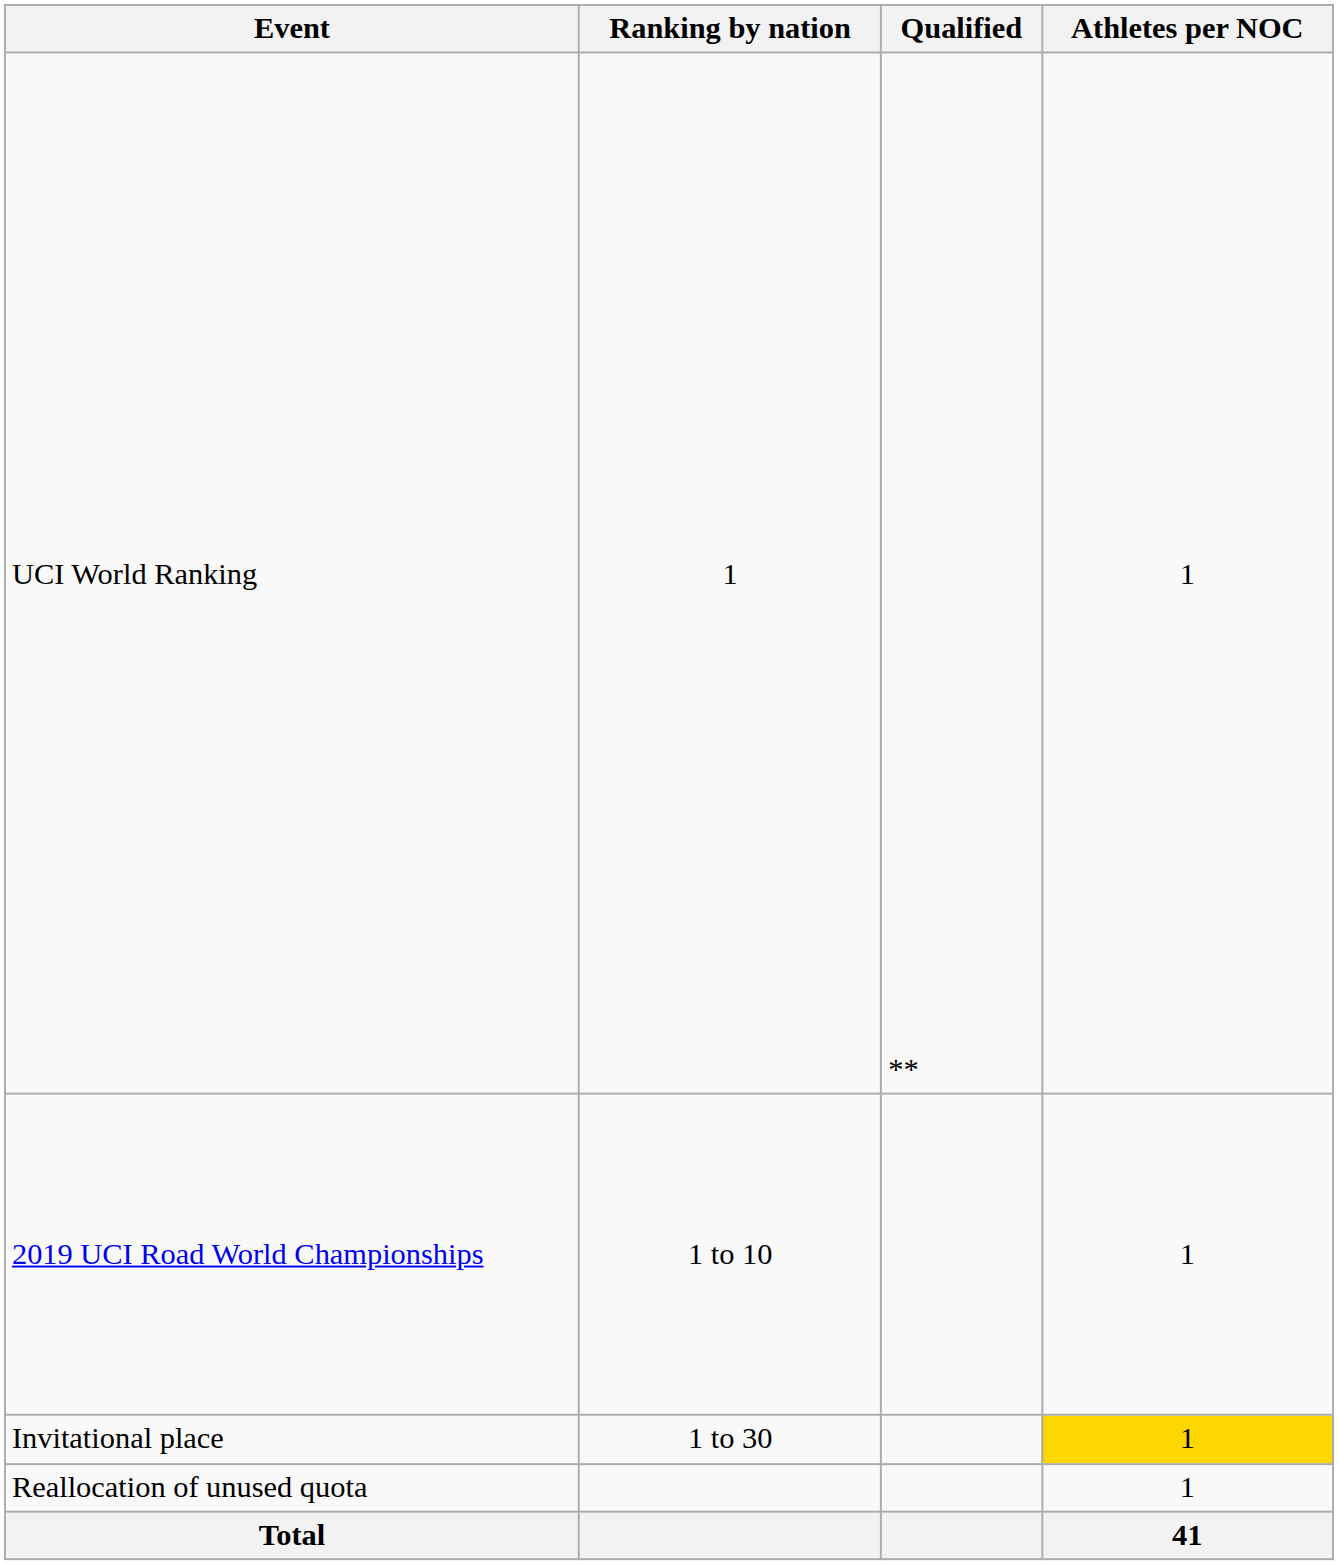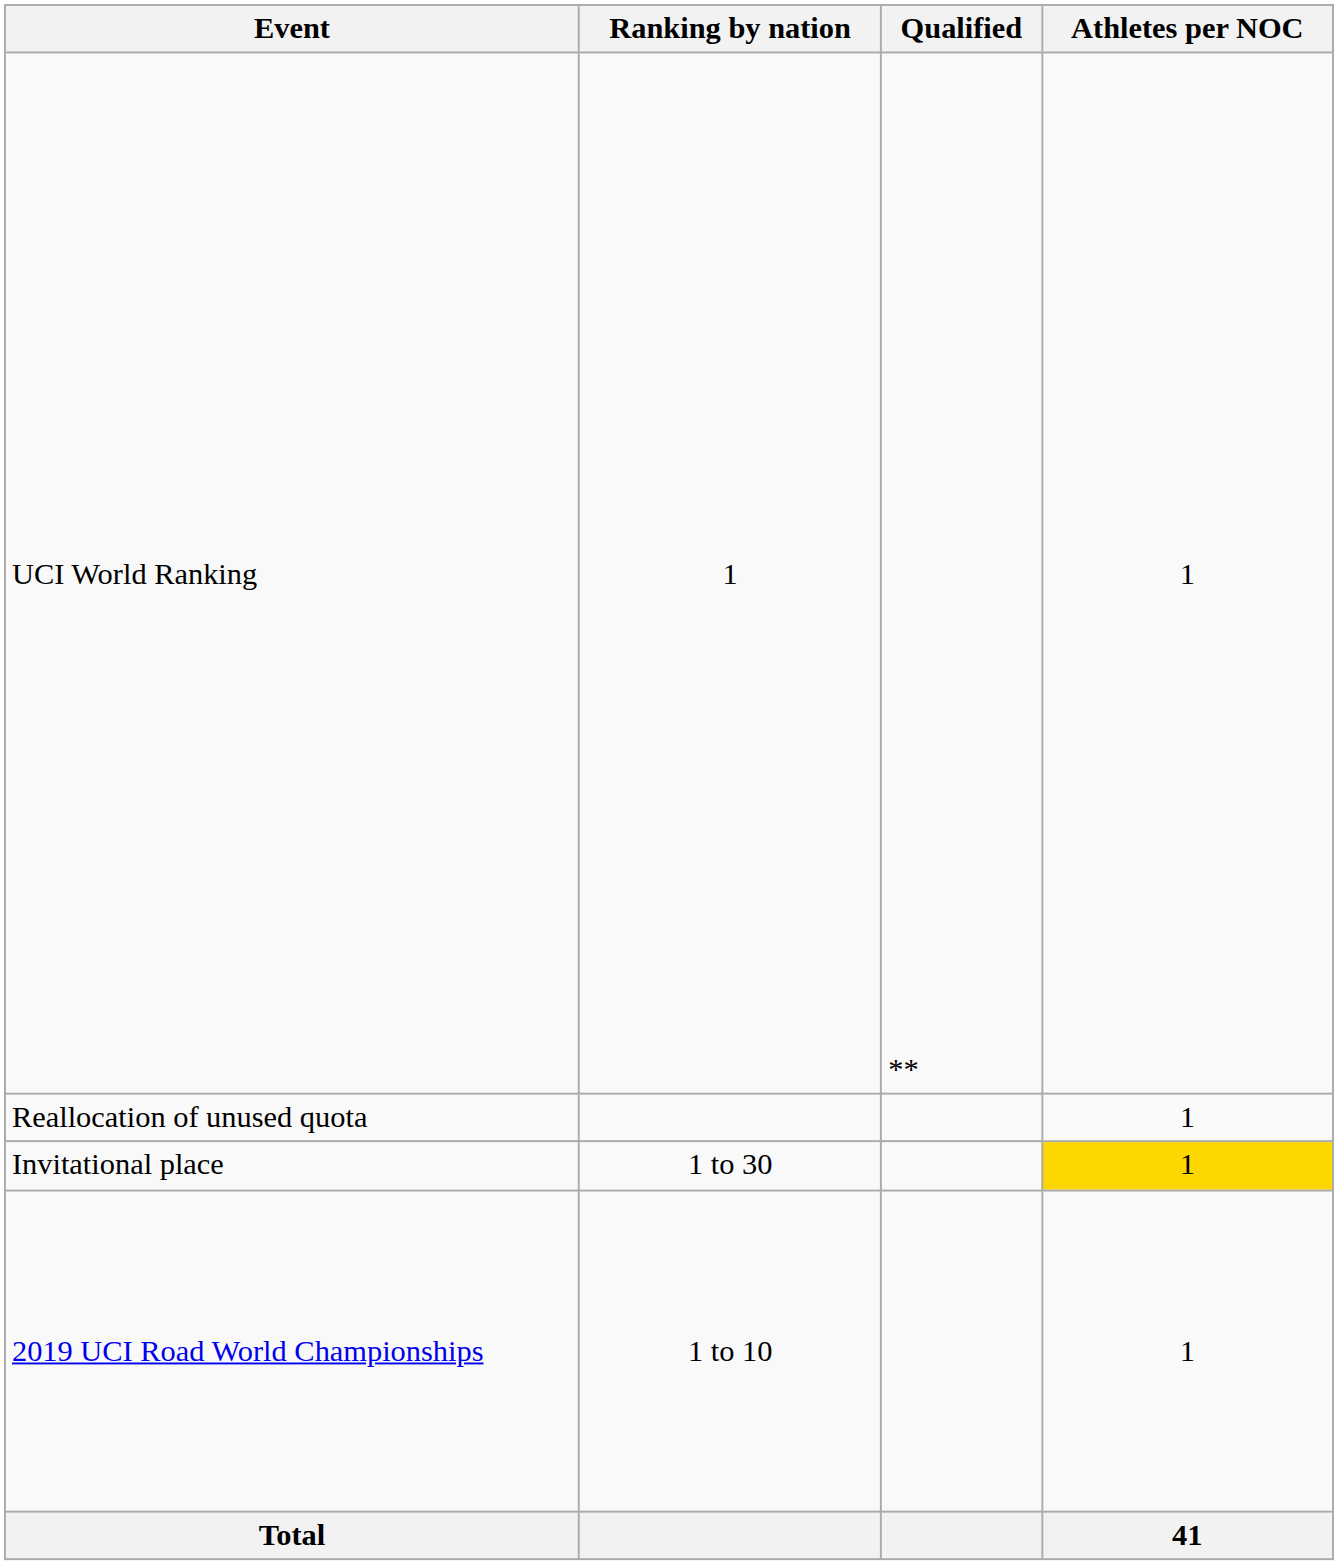rows swapped: (248, 1253) <-> (190, 1486)
